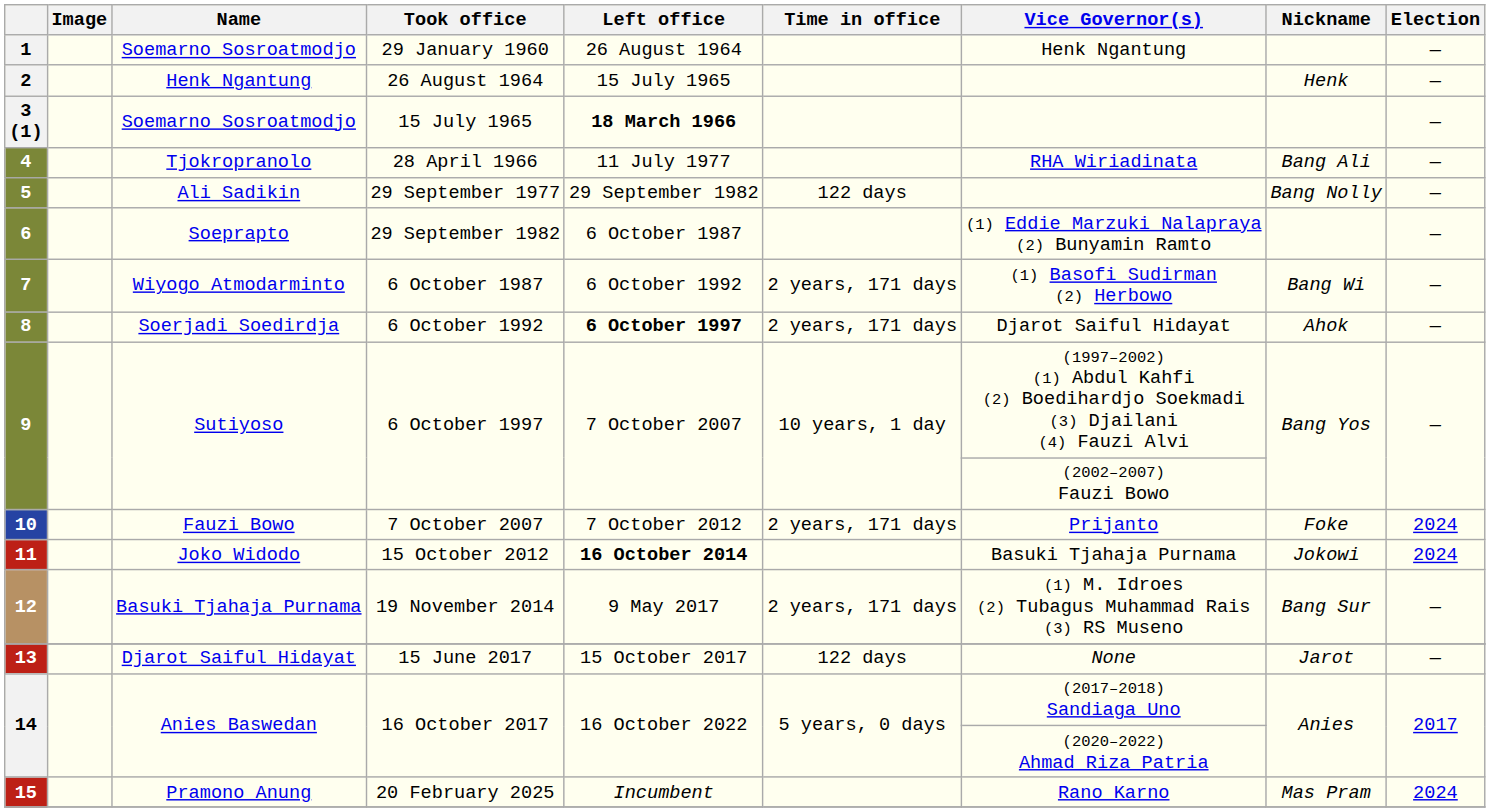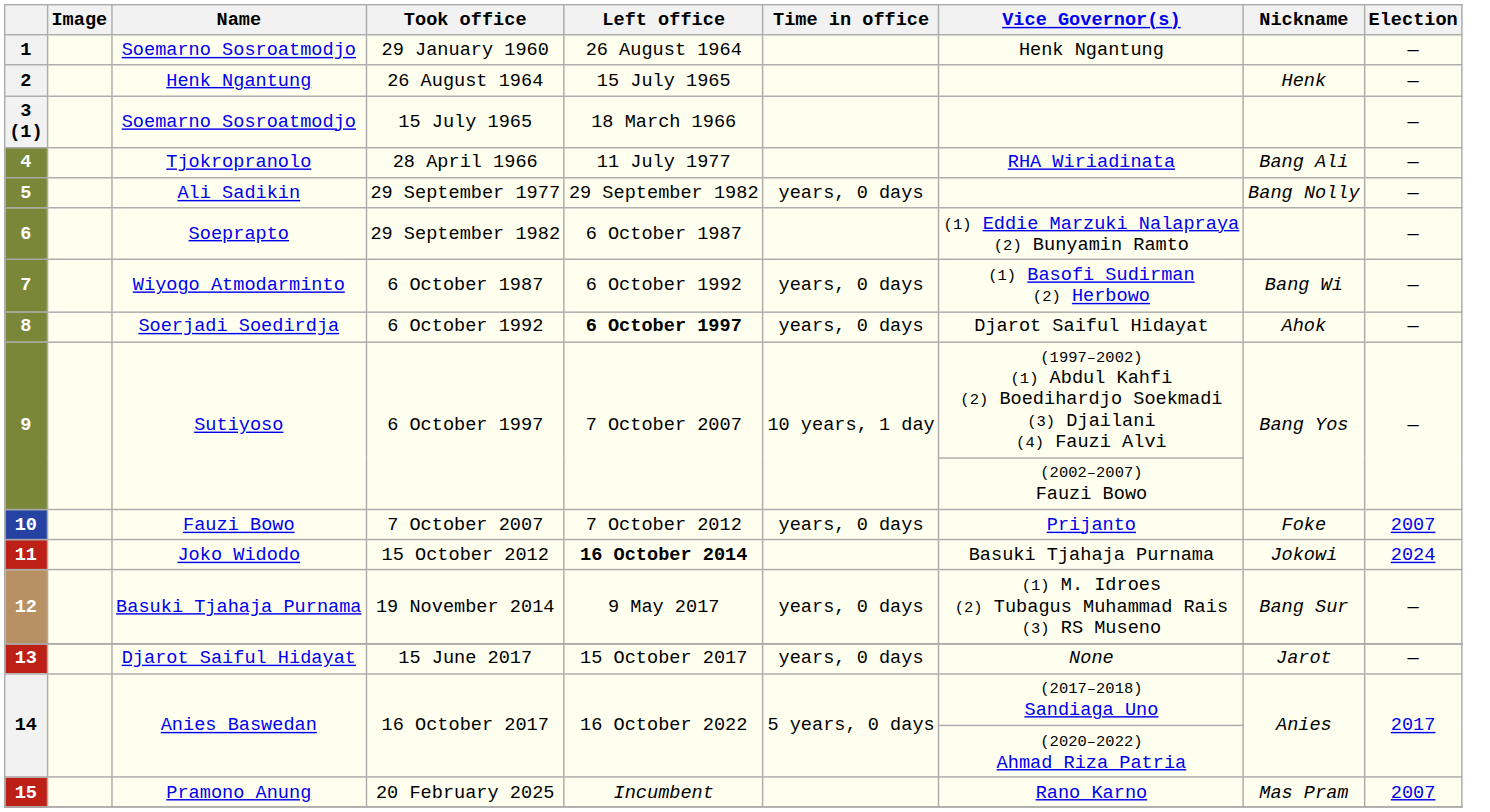(664, 121) bold -> (664, 121) normal
(862, 193) 122 days -> (851, 193) years, 0 days
(862, 286) 2 years, 171 days -> (851, 286) years, 0 days
(862, 327) 2 years, 171 days -> (851, 327) years, 0 days
(862, 525) 2 years, 171 days -> (851, 525) years, 0 days
(1435, 525) 2024 -> (1413, 525) 2007
(862, 607) 2 years, 171 days -> (851, 607) years, 0 days
(862, 659) 122 days -> (851, 659) years, 0 days
(1435, 792) 2024 -> (1413, 792) 2007
